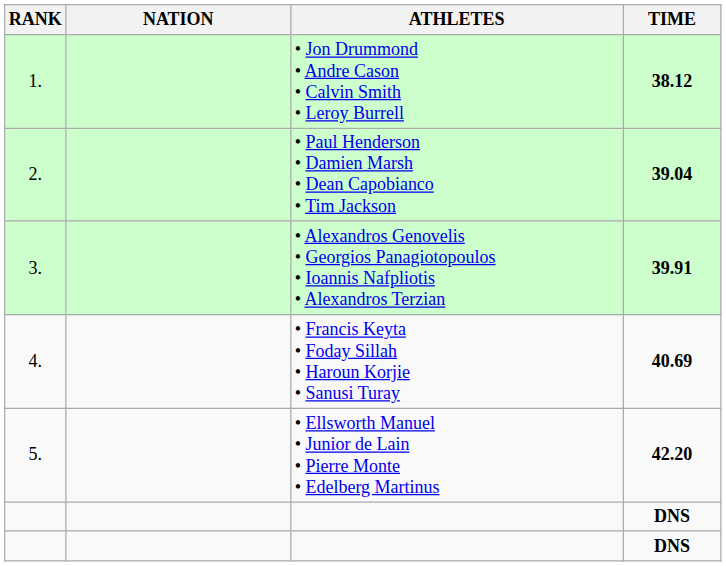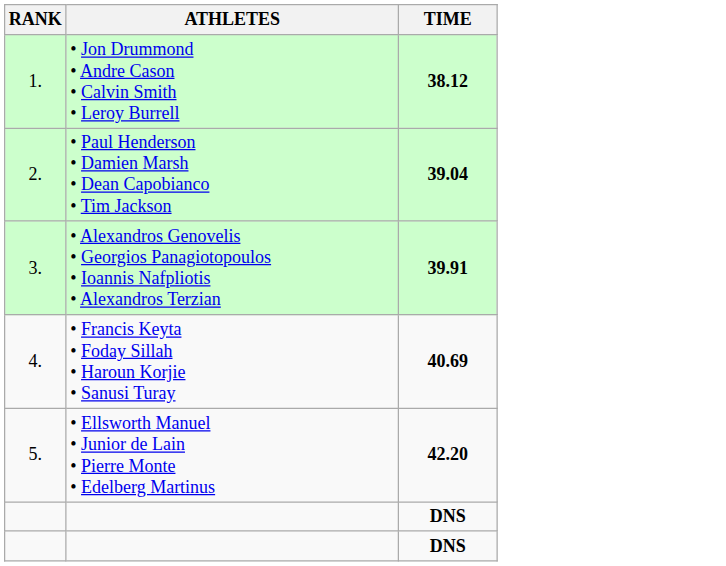- column: (178, 19)
